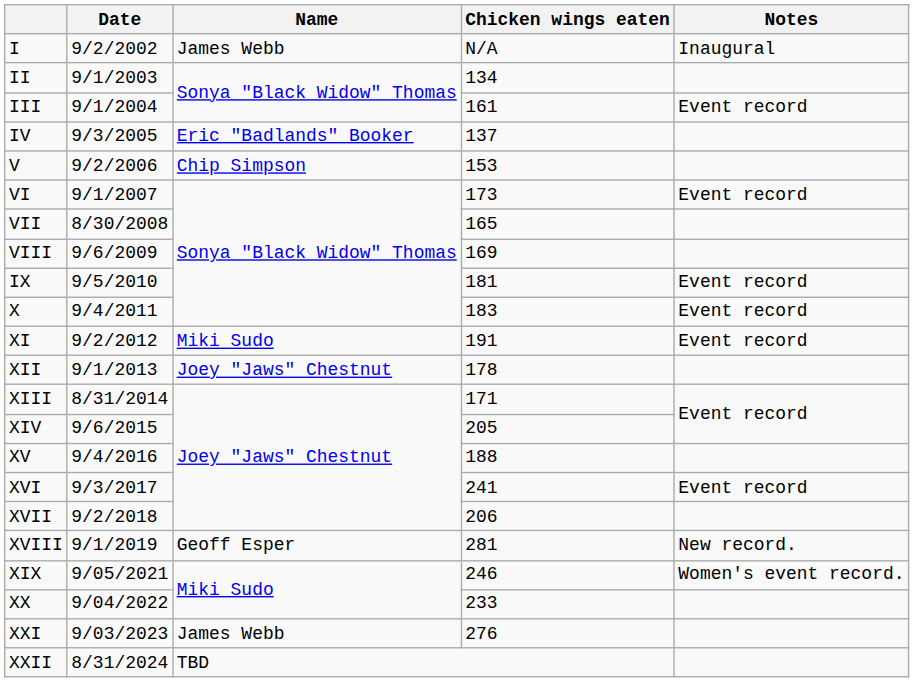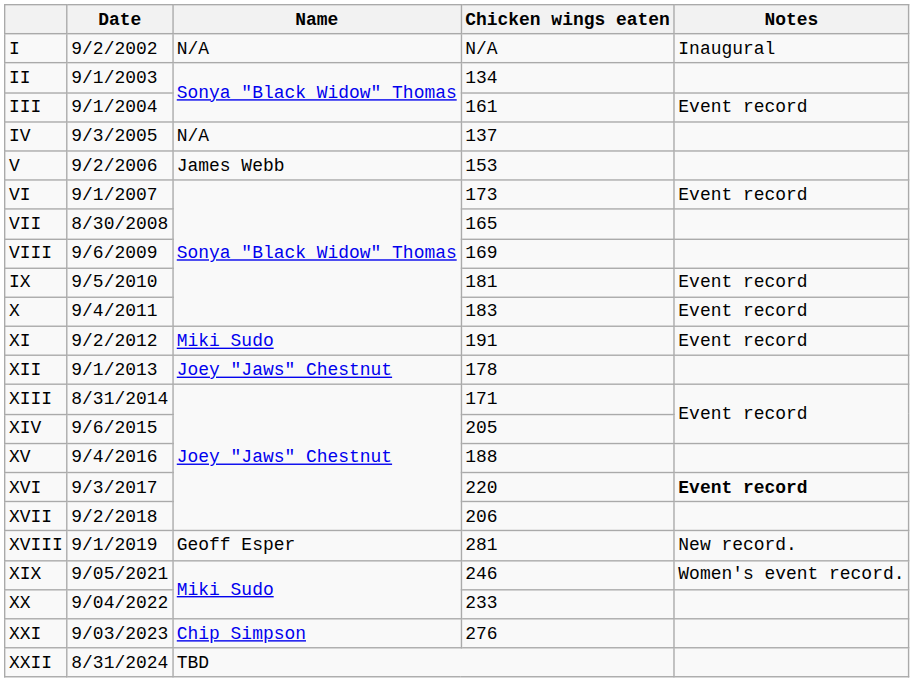(231, 49) James Webb -> (193, 49) N/A
(295, 136) Eric "Badlands" Booker -> (193, 136) N/A
(241, 166) Chip Simpson -> (231, 166) James Webb
(481, 487) 241 -> (481, 487) 220
(743, 487) normal -> (743, 487) bold
(231, 633) James Webb -> (241, 633) Chip Simpson
